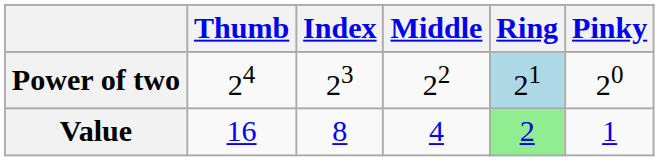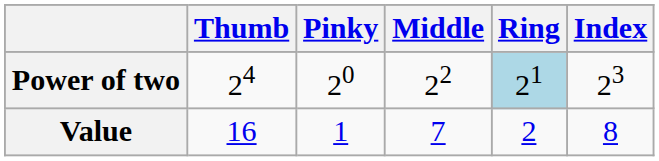columns swapped: (340, 28) <-> (610, 28)
(436, 131) 4 -> (438, 131) 7
(527, 131) lightgreen background -> (529, 131) no background
